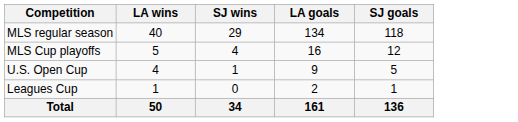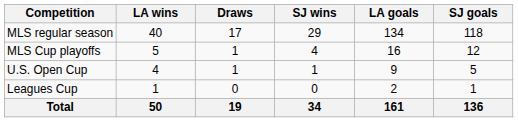+ column: (235, 13)
